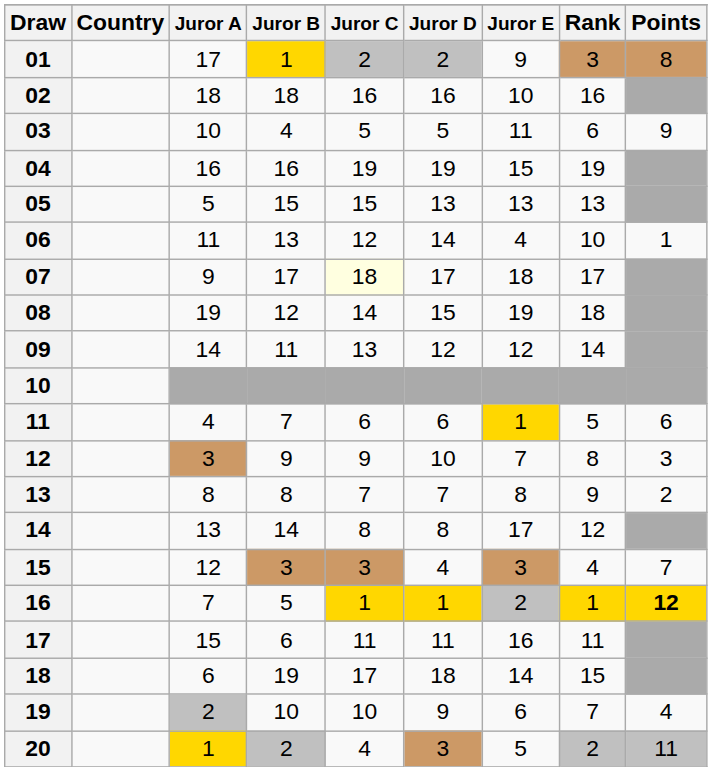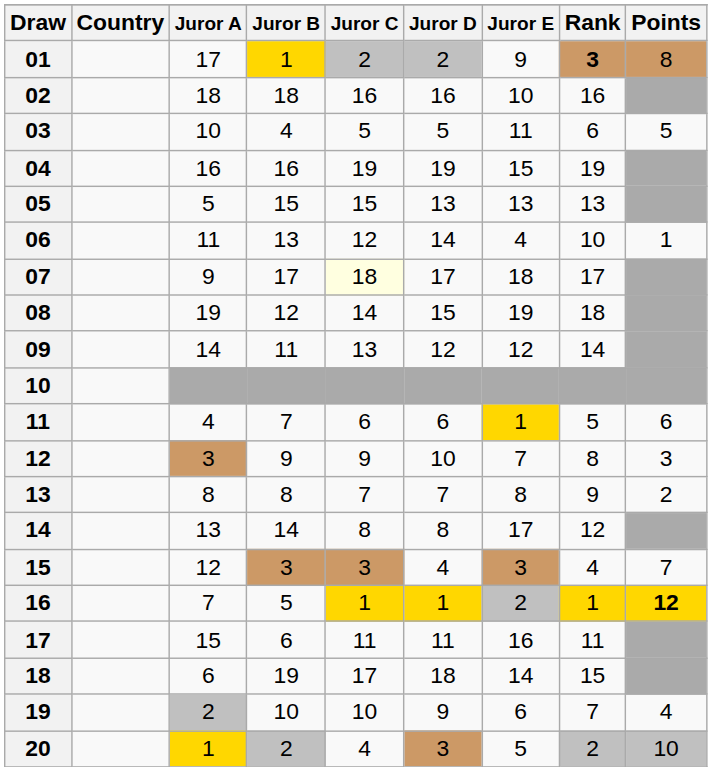(593, 58) normal -> (593, 58) bold
(666, 131) 9 -> (666, 131) 5
(666, 748) 11 -> (666, 748) 10
